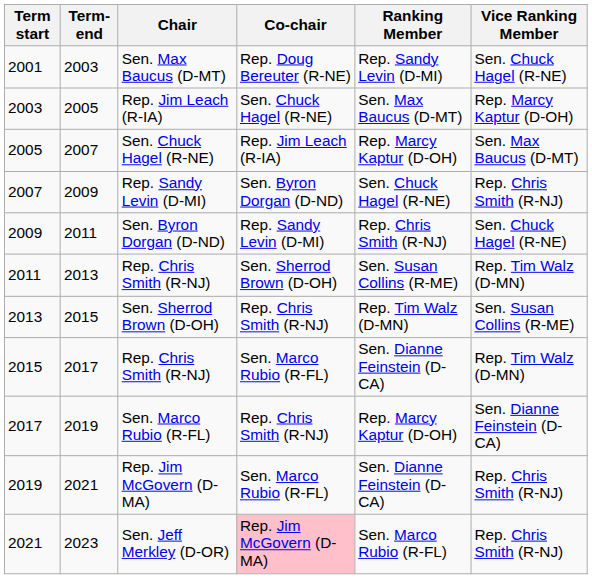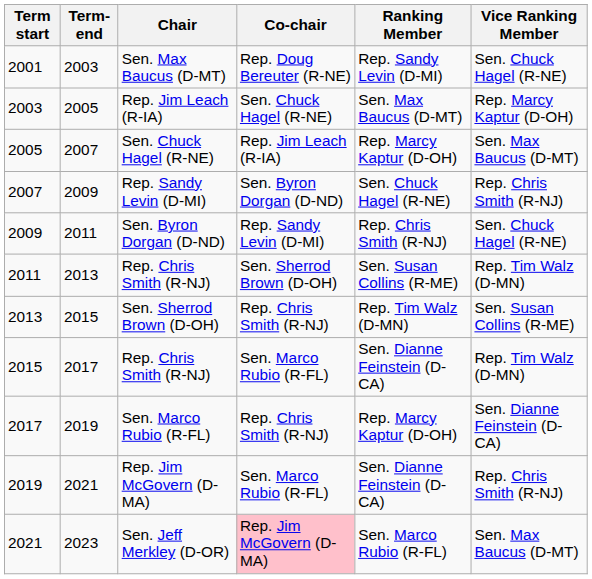(519, 543) Rep. Chris Smith (R-NJ) -> (526, 543) Sen. Max Baucus (D-MT)
